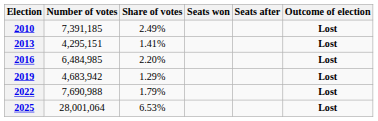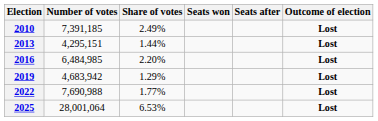(152, 44) 1.41% -> (152, 44) 1.44%
(152, 92) 1.79% -> (152, 92) 1.77%
